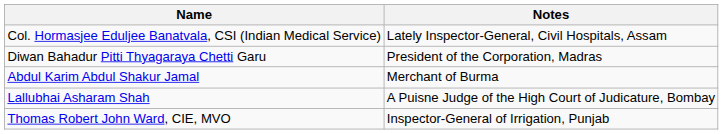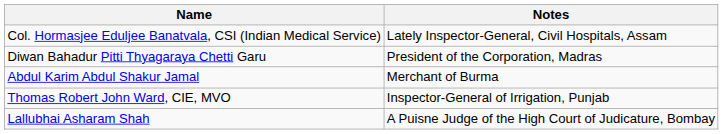rows swapped: (79, 98) <-> (119, 118)
